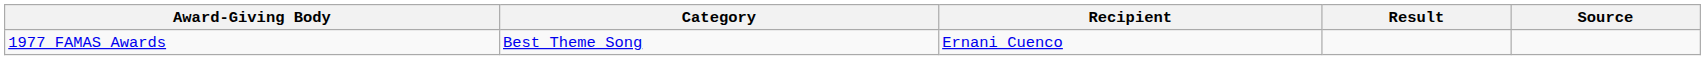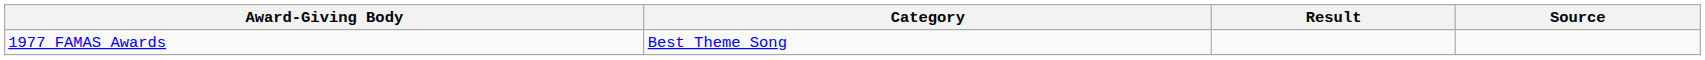- column: (1130, 17)
